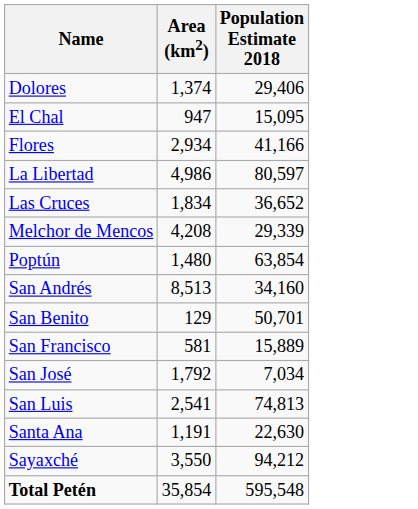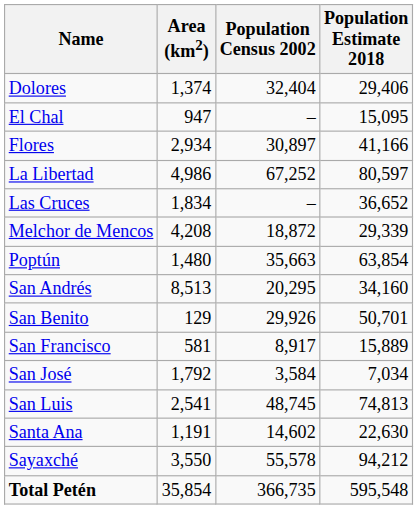+ column: (268, 39)
